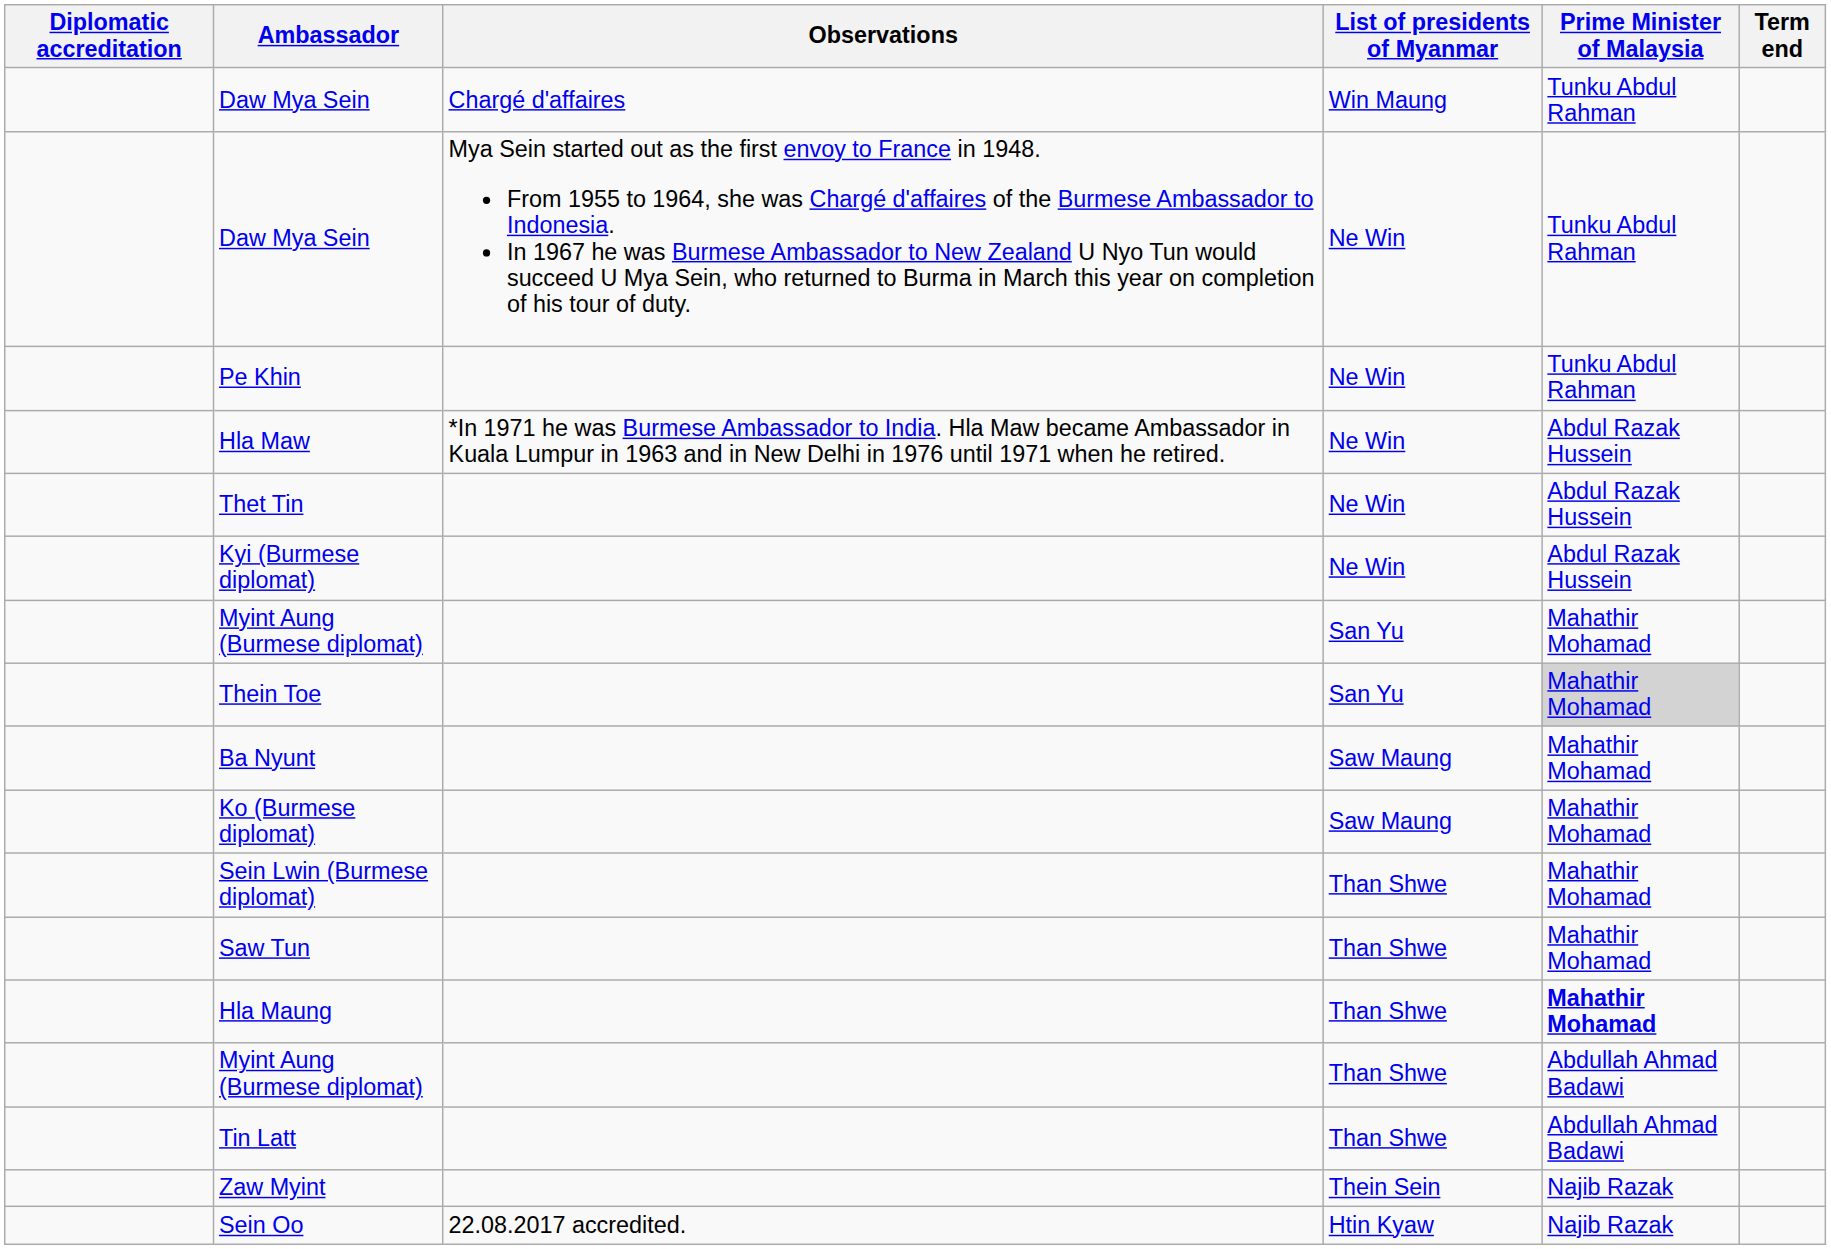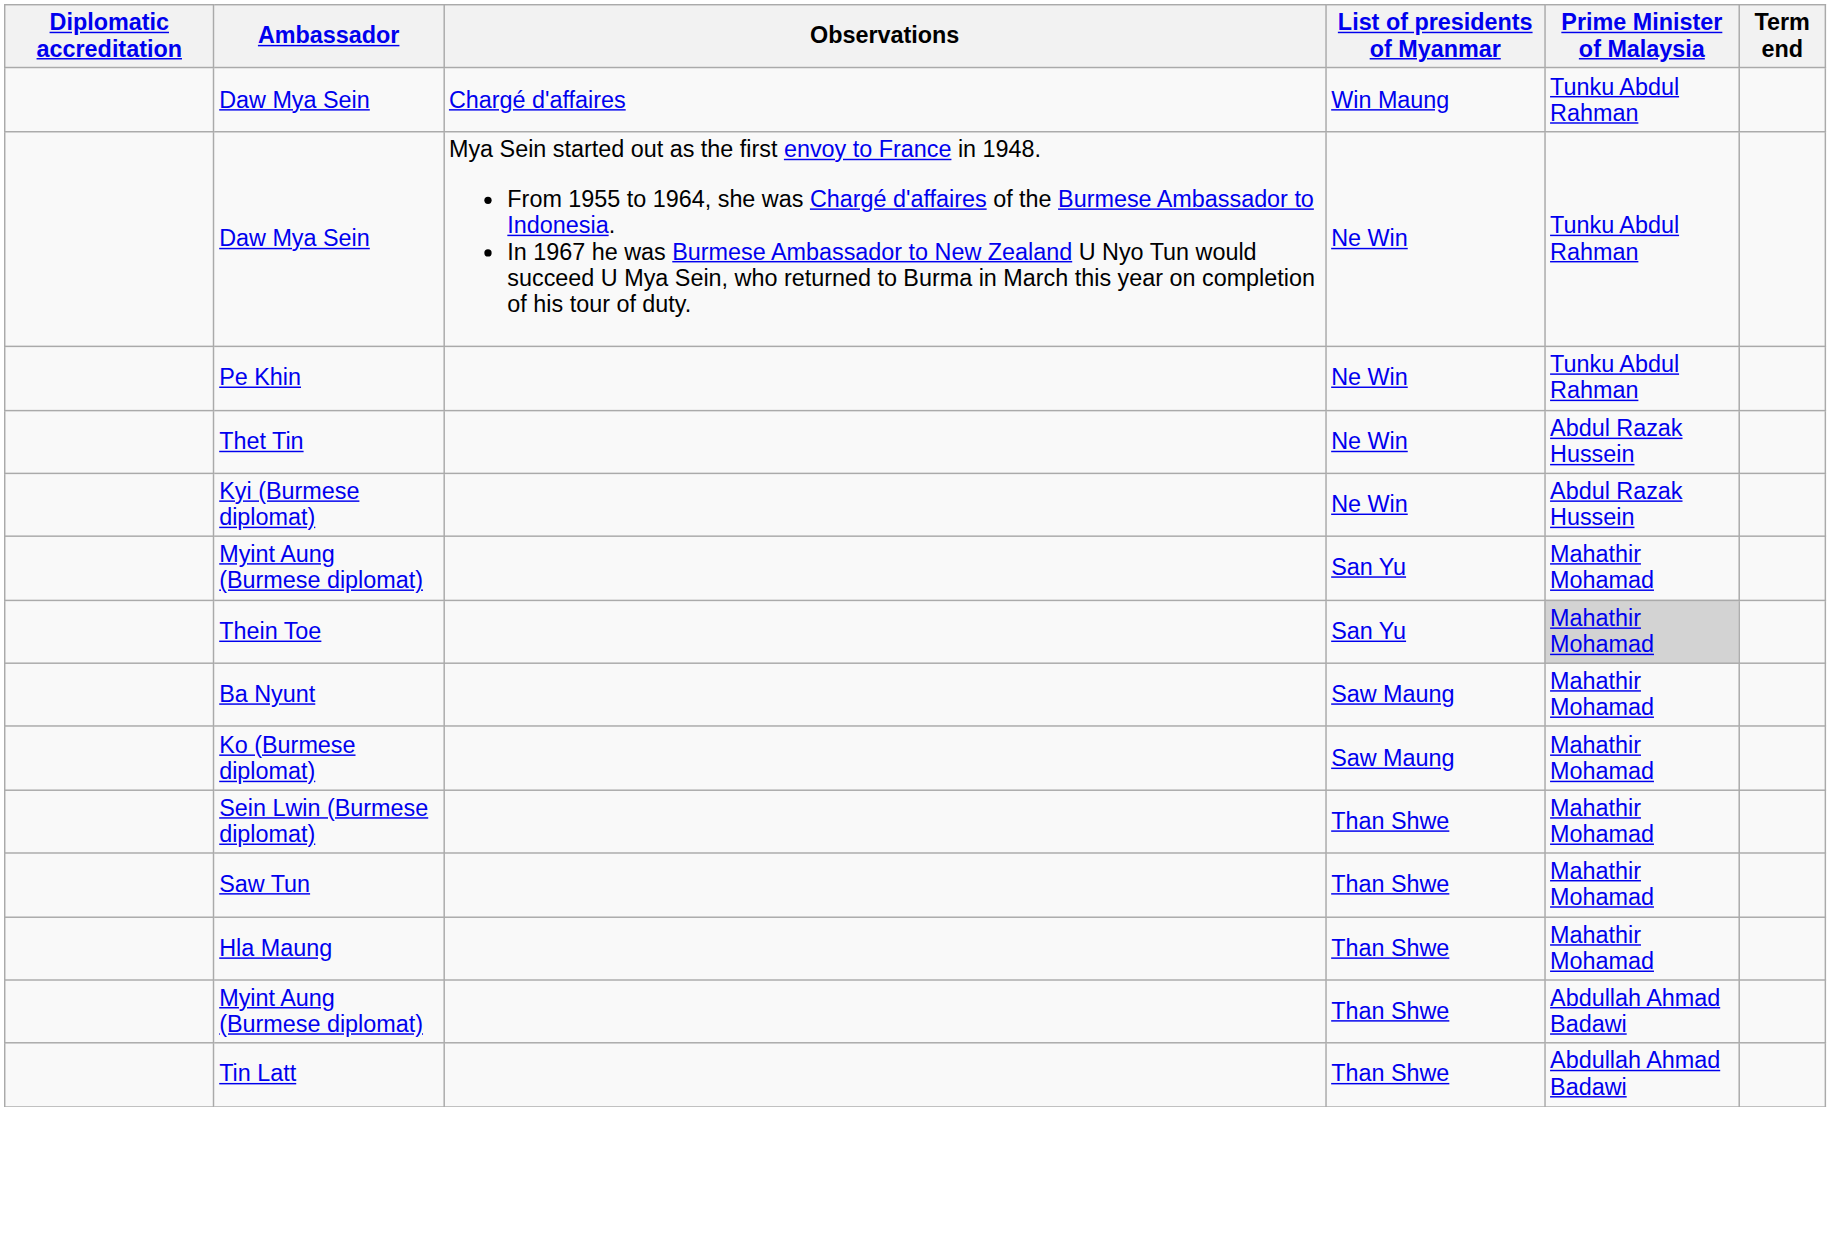- row: (264, 441)
(1602, 1011) bold -> (1602, 947) normal
- row: (272, 1188)
- row: (261, 1225)
